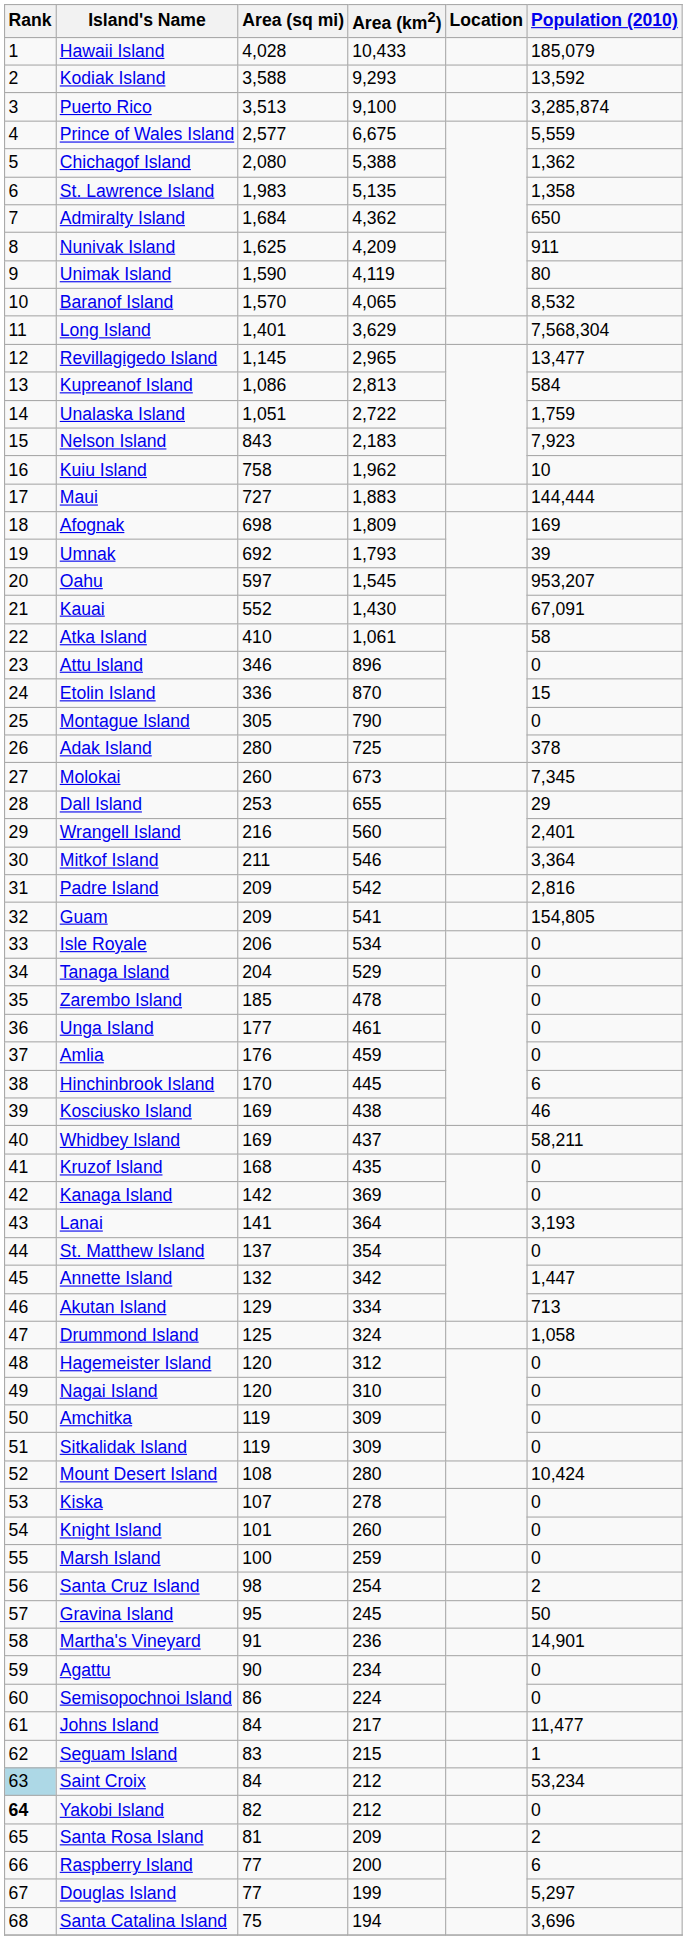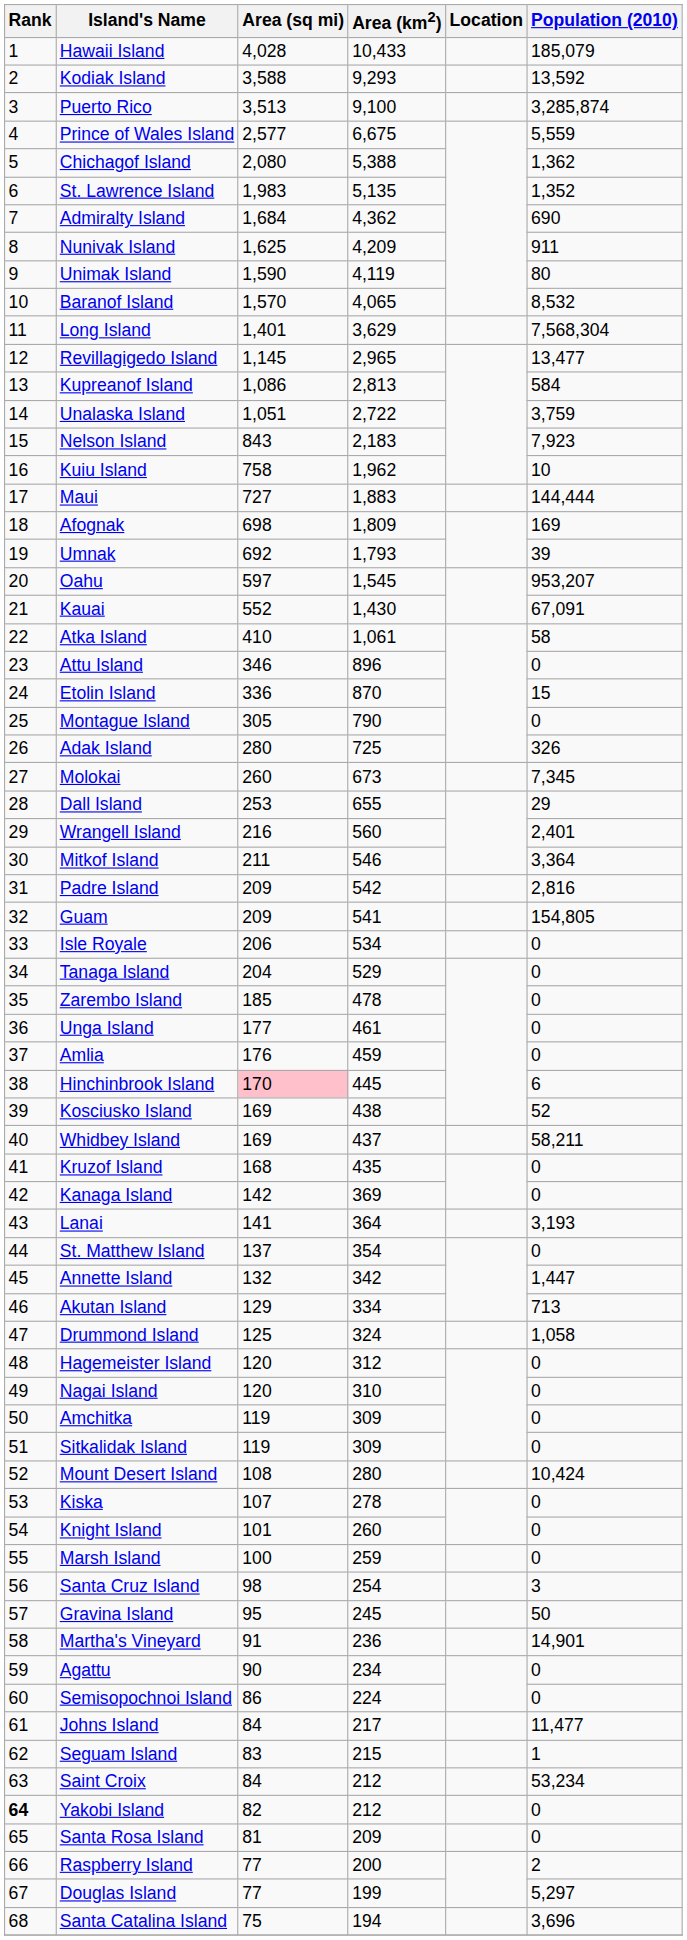(553, 190) 1,358 -> (553, 190) 1,352
(546, 218) 650 -> (546, 218) 690
(553, 413) 1,759 -> (553, 413) 3,759
(546, 748) 378 -> (546, 748) 326
(257, 1083) no background -> (257, 1083) pink background
(541, 1111) 46 -> (541, 1111) 52
(536, 1586) 2 -> (536, 1586) 3
(18, 1781) lightblue background -> (18, 1781) no background
(536, 1837) 2 -> (536, 1837) 0
(536, 1865) 6 -> (536, 1865) 2
